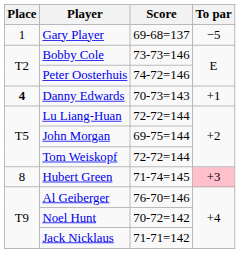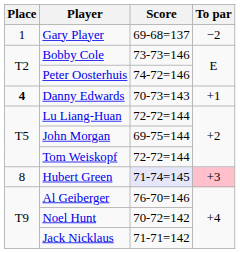(214, 34) −5 -> (214, 34) −2
(161, 177) no background -> (161, 177) lavender background
